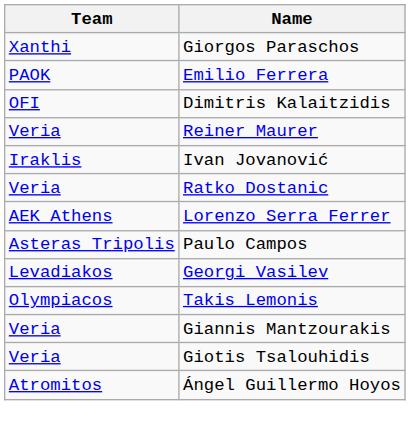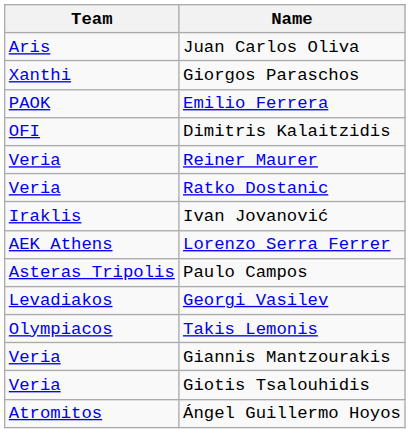+ row: (271, 47)
rows swapped: (256, 188) <-> (256, 160)
